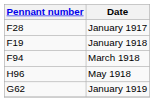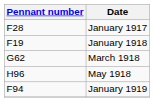(15, 58) F94 -> (16, 58) G62
(16, 89) G62 -> (15, 89) F94
